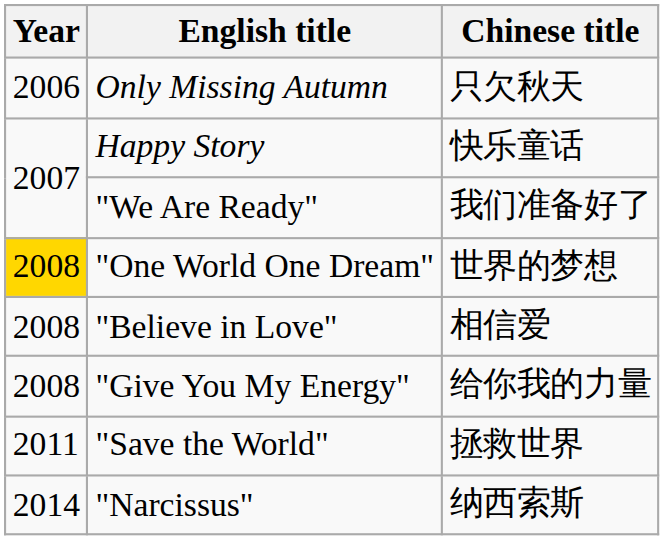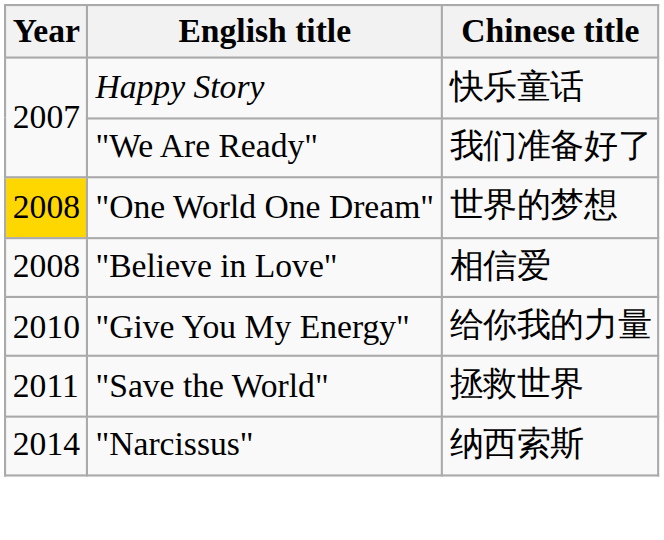- row: (242, 87)
(46, 385) 2008 -> (46, 325) 2010
